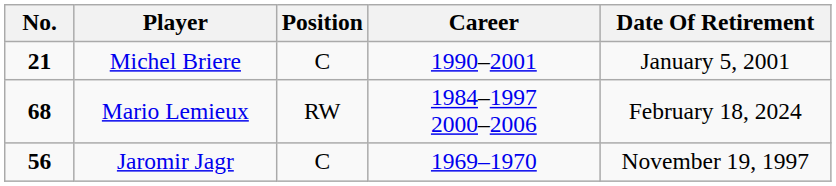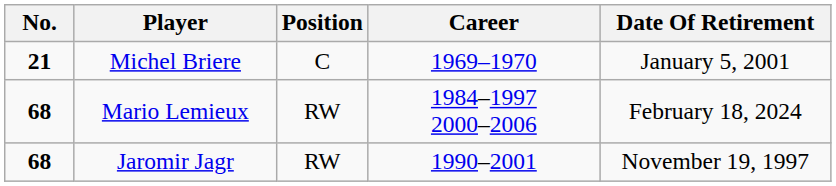(484, 60) 1990–2001 -> (484, 60) 1969–1970
(40, 161) 56 -> (40, 161) 68
(322, 161) C -> (322, 161) RW
(484, 161) 1969–1970 -> (484, 161) 1990–2001
